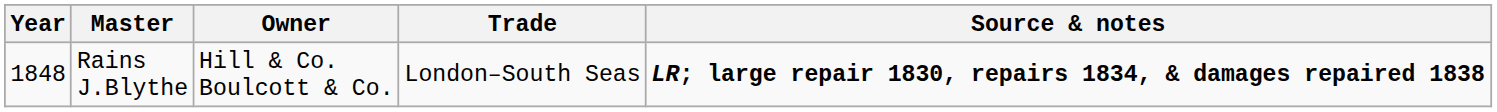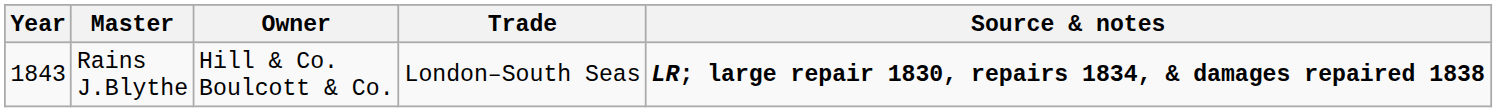(38, 75) 1848 -> (38, 75) 1843
